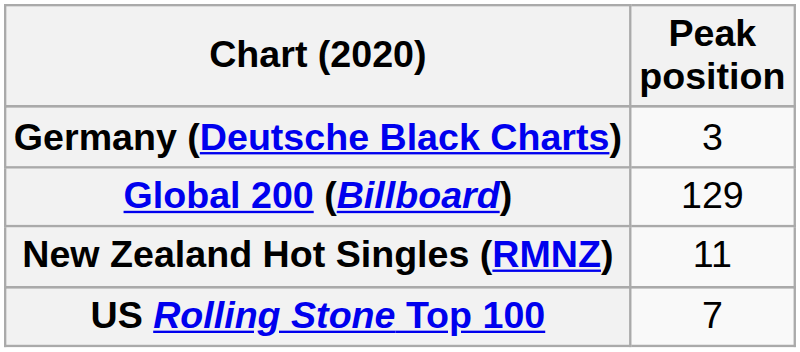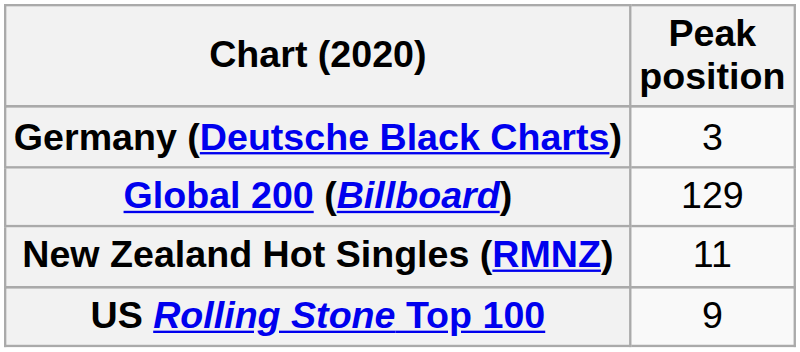(712, 315) 7 -> (712, 315) 9
